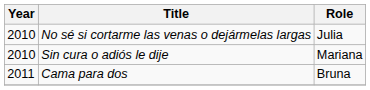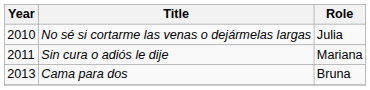(21, 54) 2010 -> (21, 54) 2011
(21, 74) 2011 -> (21, 74) 2013
